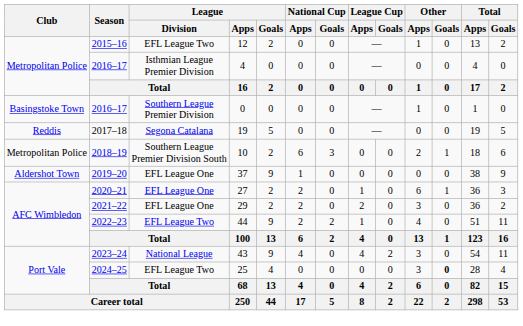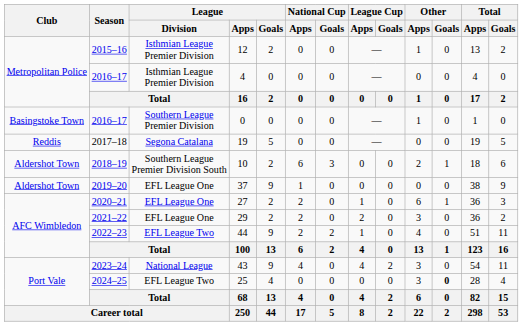(179, 44) EFL League Two -> (179, 50) Isthmian League Premier Division
(47, 152) Metropolitan Police -> (47, 164) Aldershot Town
